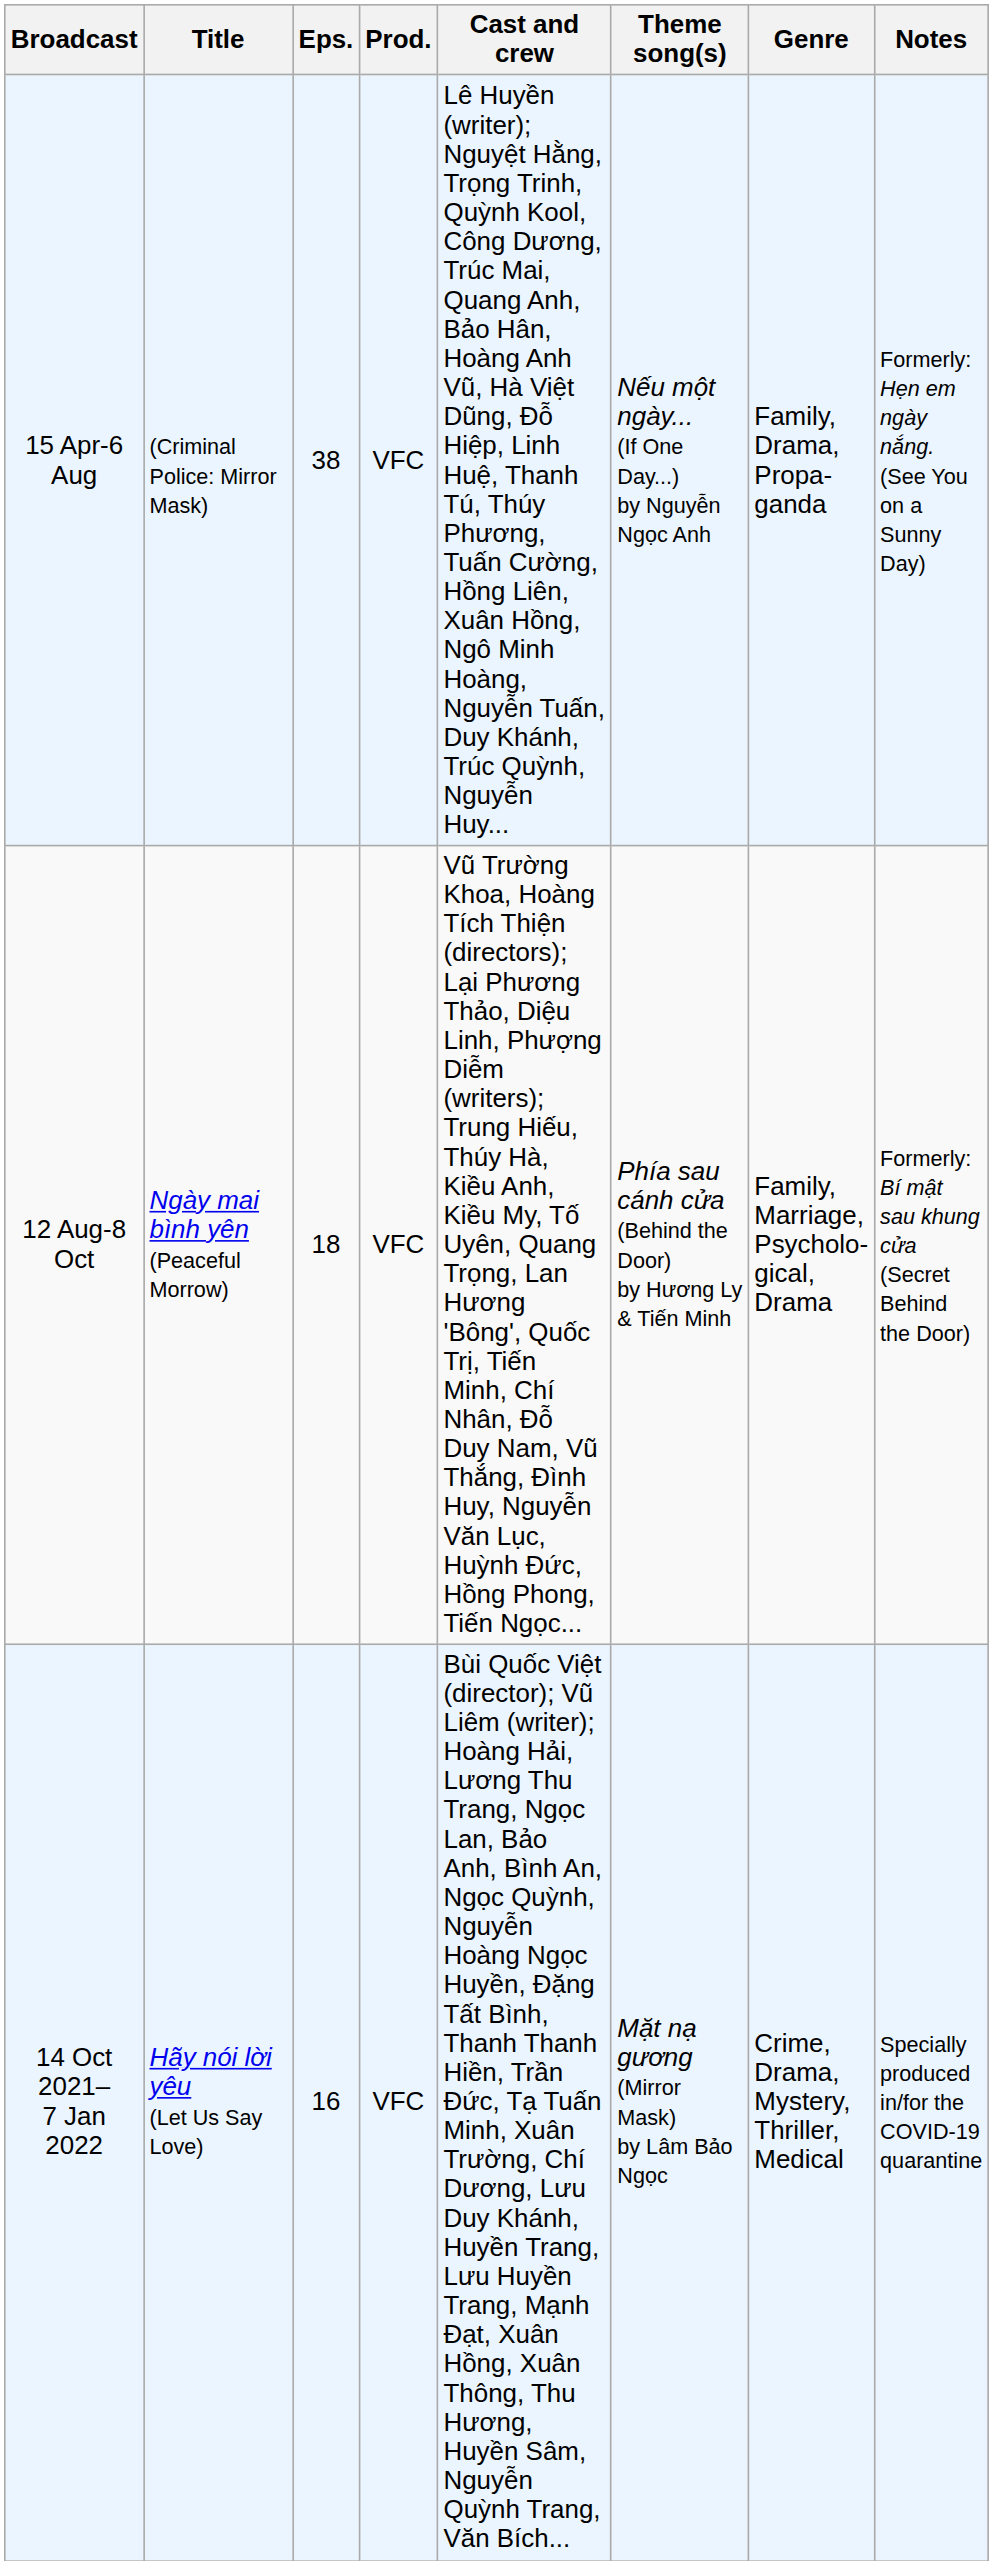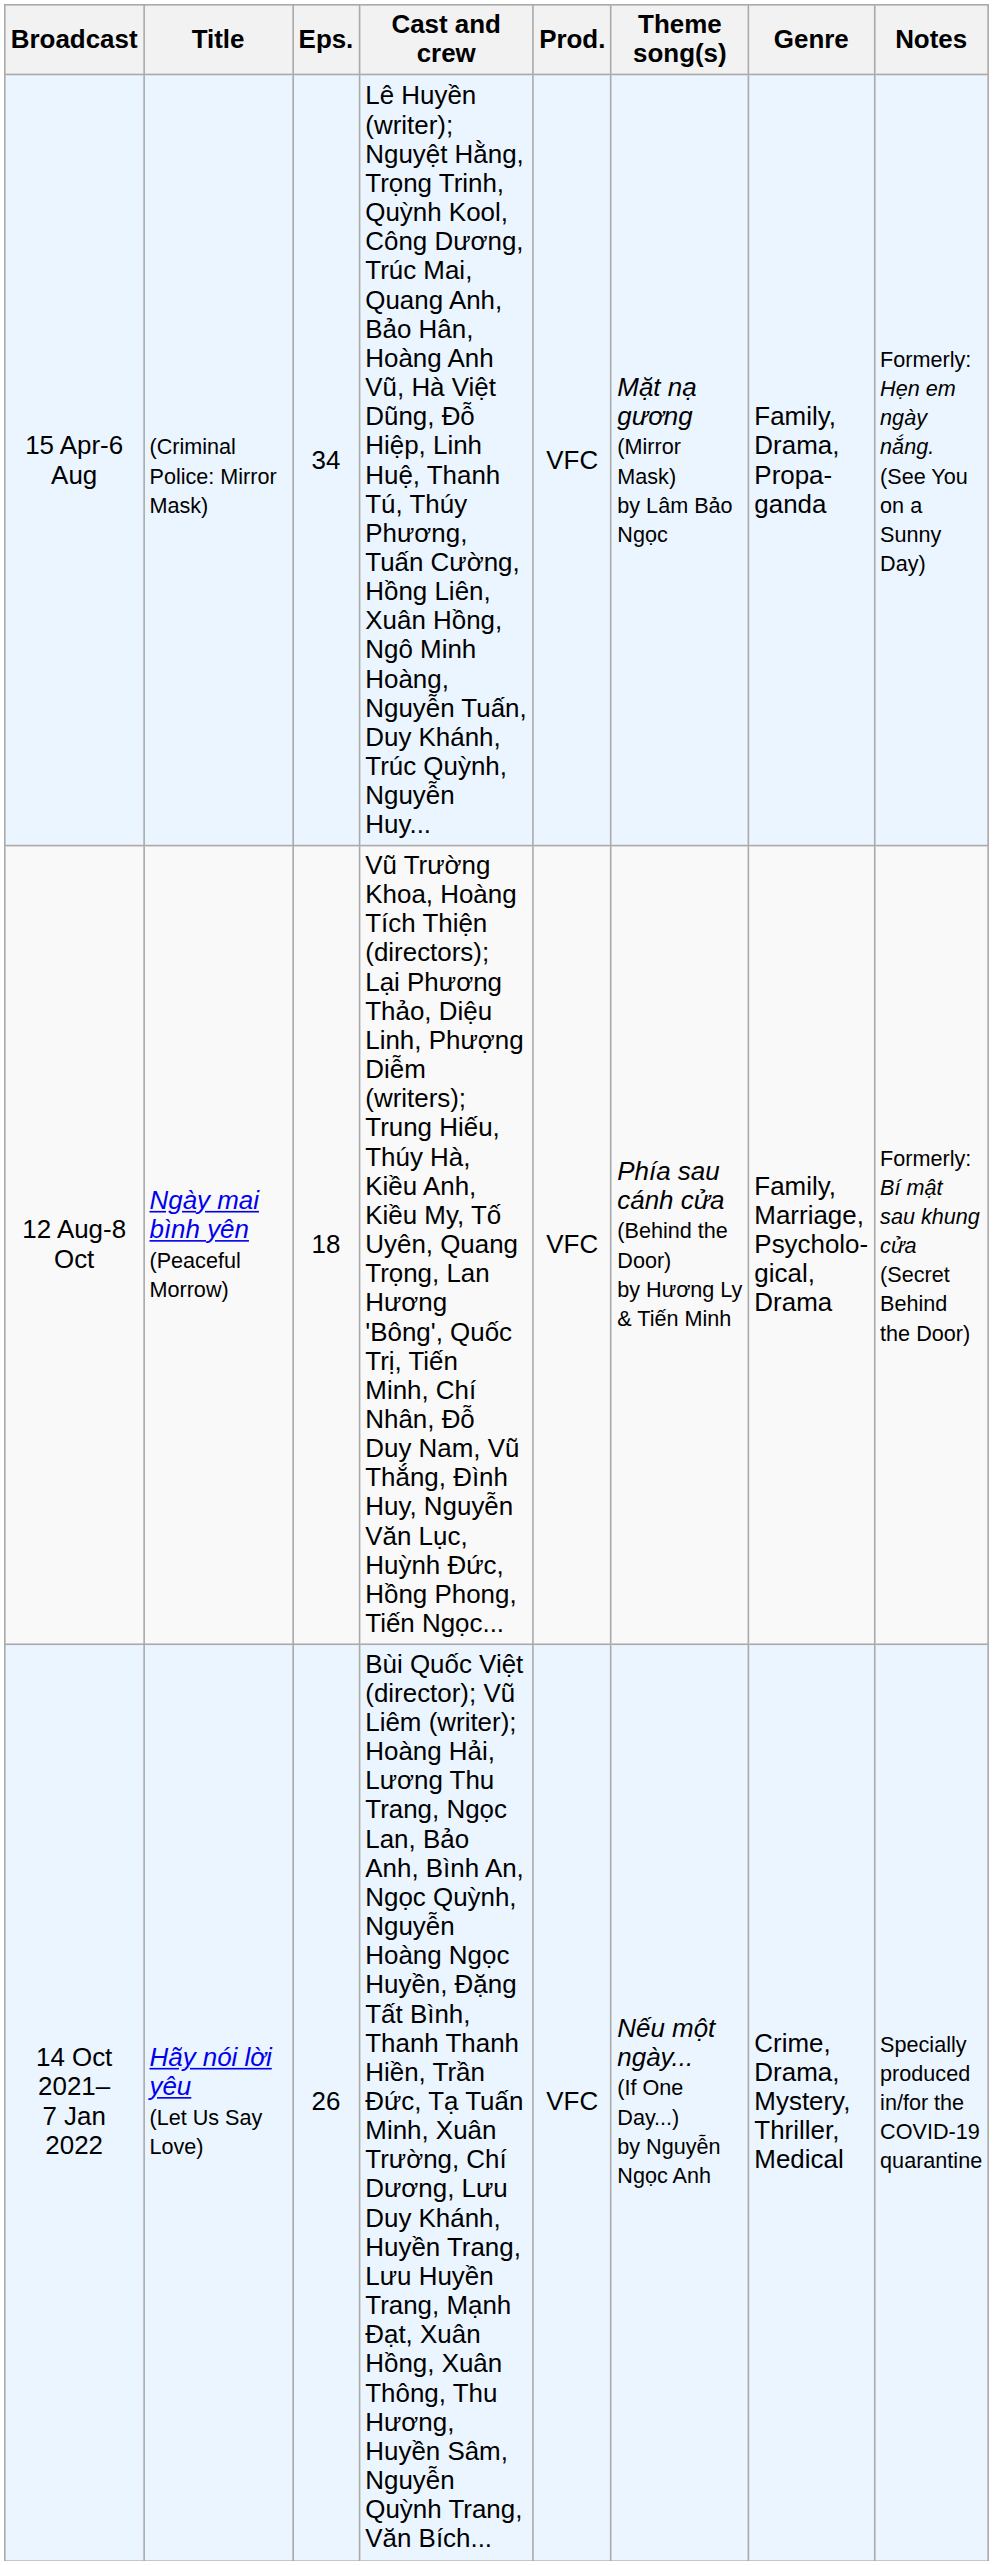columns swapped: (398, 39) <-> (524, 39)
(326, 459) 38 -> (326, 459) 34
(669, 459) Nếu một ngày... (If One Day...) by Nguyễn Ngọc Anh -> (675, 459) Mặt nạ gương (Mirror Mask) by Lâm Bảo Ngọc
(326, 2102) 16 -> (326, 2102) 26
(675, 2102) Mặt nạ gương (Mirror Mask) by Lâm Bảo Ngọc -> (669, 2102) Nếu một ngày... (If One Day...) by Nguyễn Ngọc Anh
